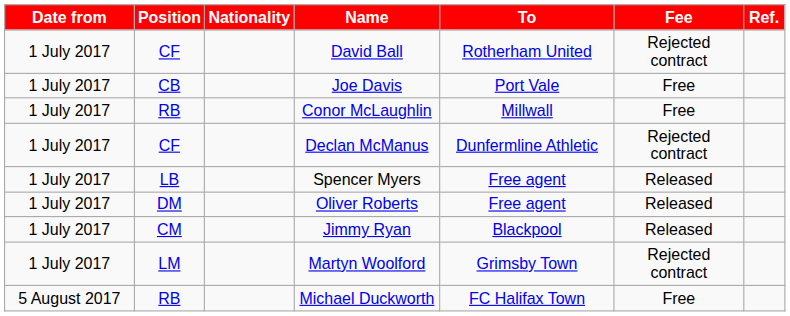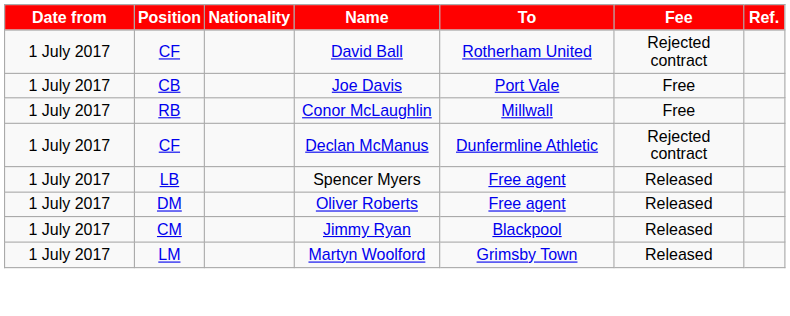(679, 264) Rejected contract -> (679, 255) Released
- row: (367, 298)
